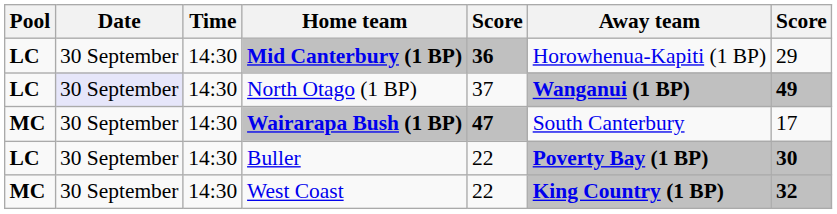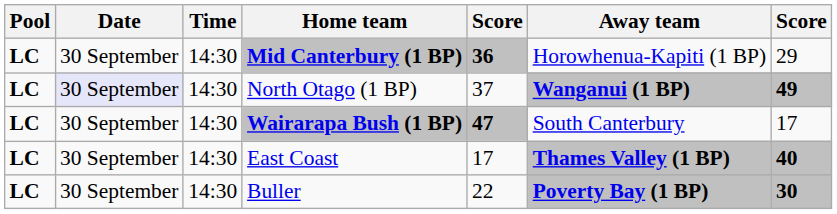(27, 123) MC -> (25, 123) LC
+ row: (293, 157)
- row: (295, 191)
